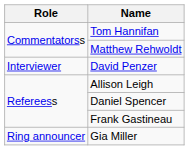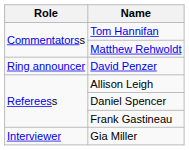(34, 66) Interviewer -> (46, 66) Ring announcer
(46, 136) Ring announcer -> (34, 136) Interviewer
